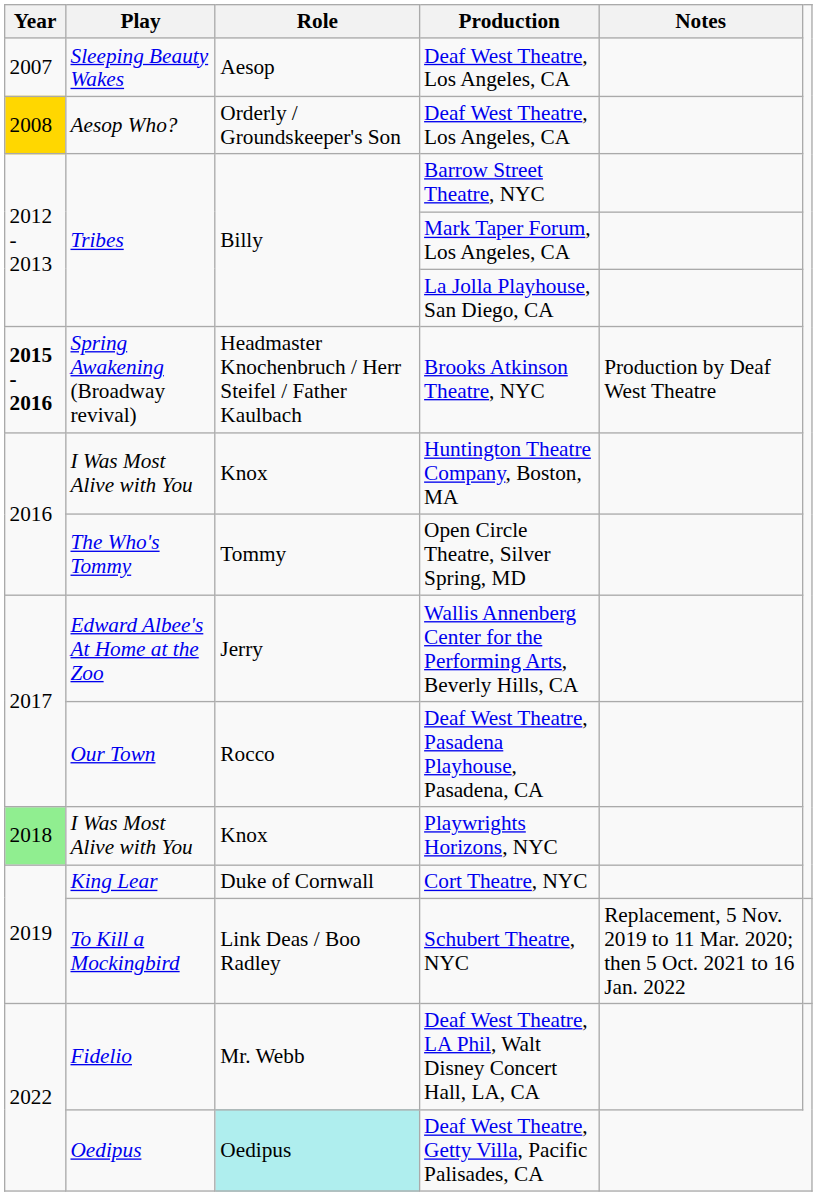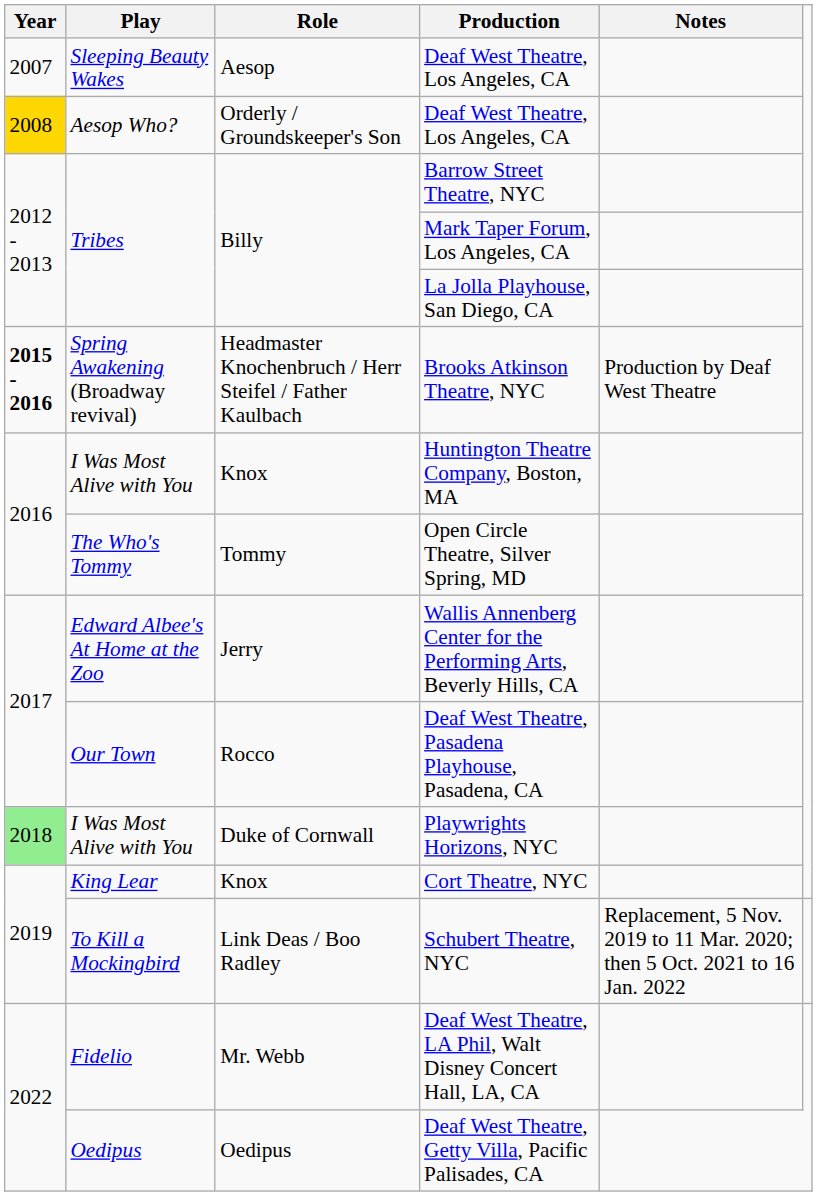(244, 835) Knox -> (297, 835) Duke of Cornwall
(297, 881) Duke of Cornwall -> (244, 881) Knox
(256, 1150) paleturquoise background -> (256, 1150) no background
